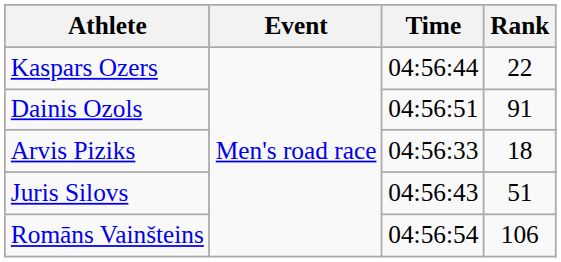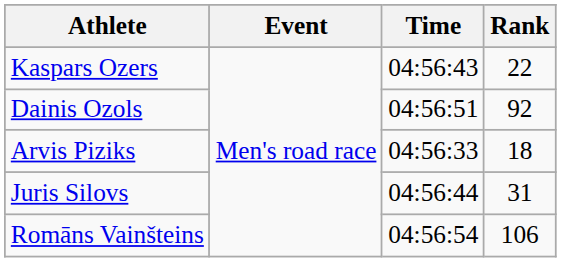(433, 67) 04:56:44 -> (433, 67) 04:56:43
(520, 109) 91 -> (520, 109) 92
(433, 192) 04:56:43 -> (433, 192) 04:56:44
(520, 192) 51 -> (520, 192) 31
